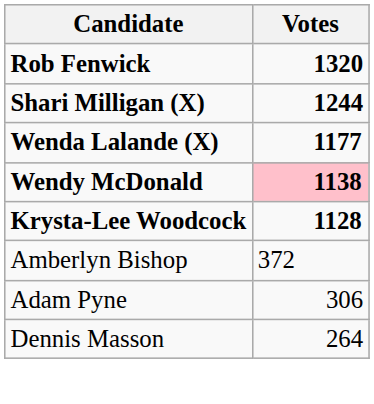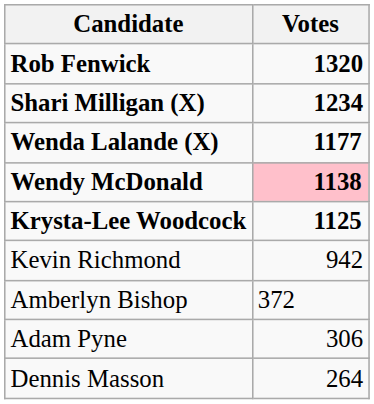(310, 102) 1244 -> (310, 102) 1234
(310, 220) 1128 -> (310, 220) 1125
+ row: (96, 260)
